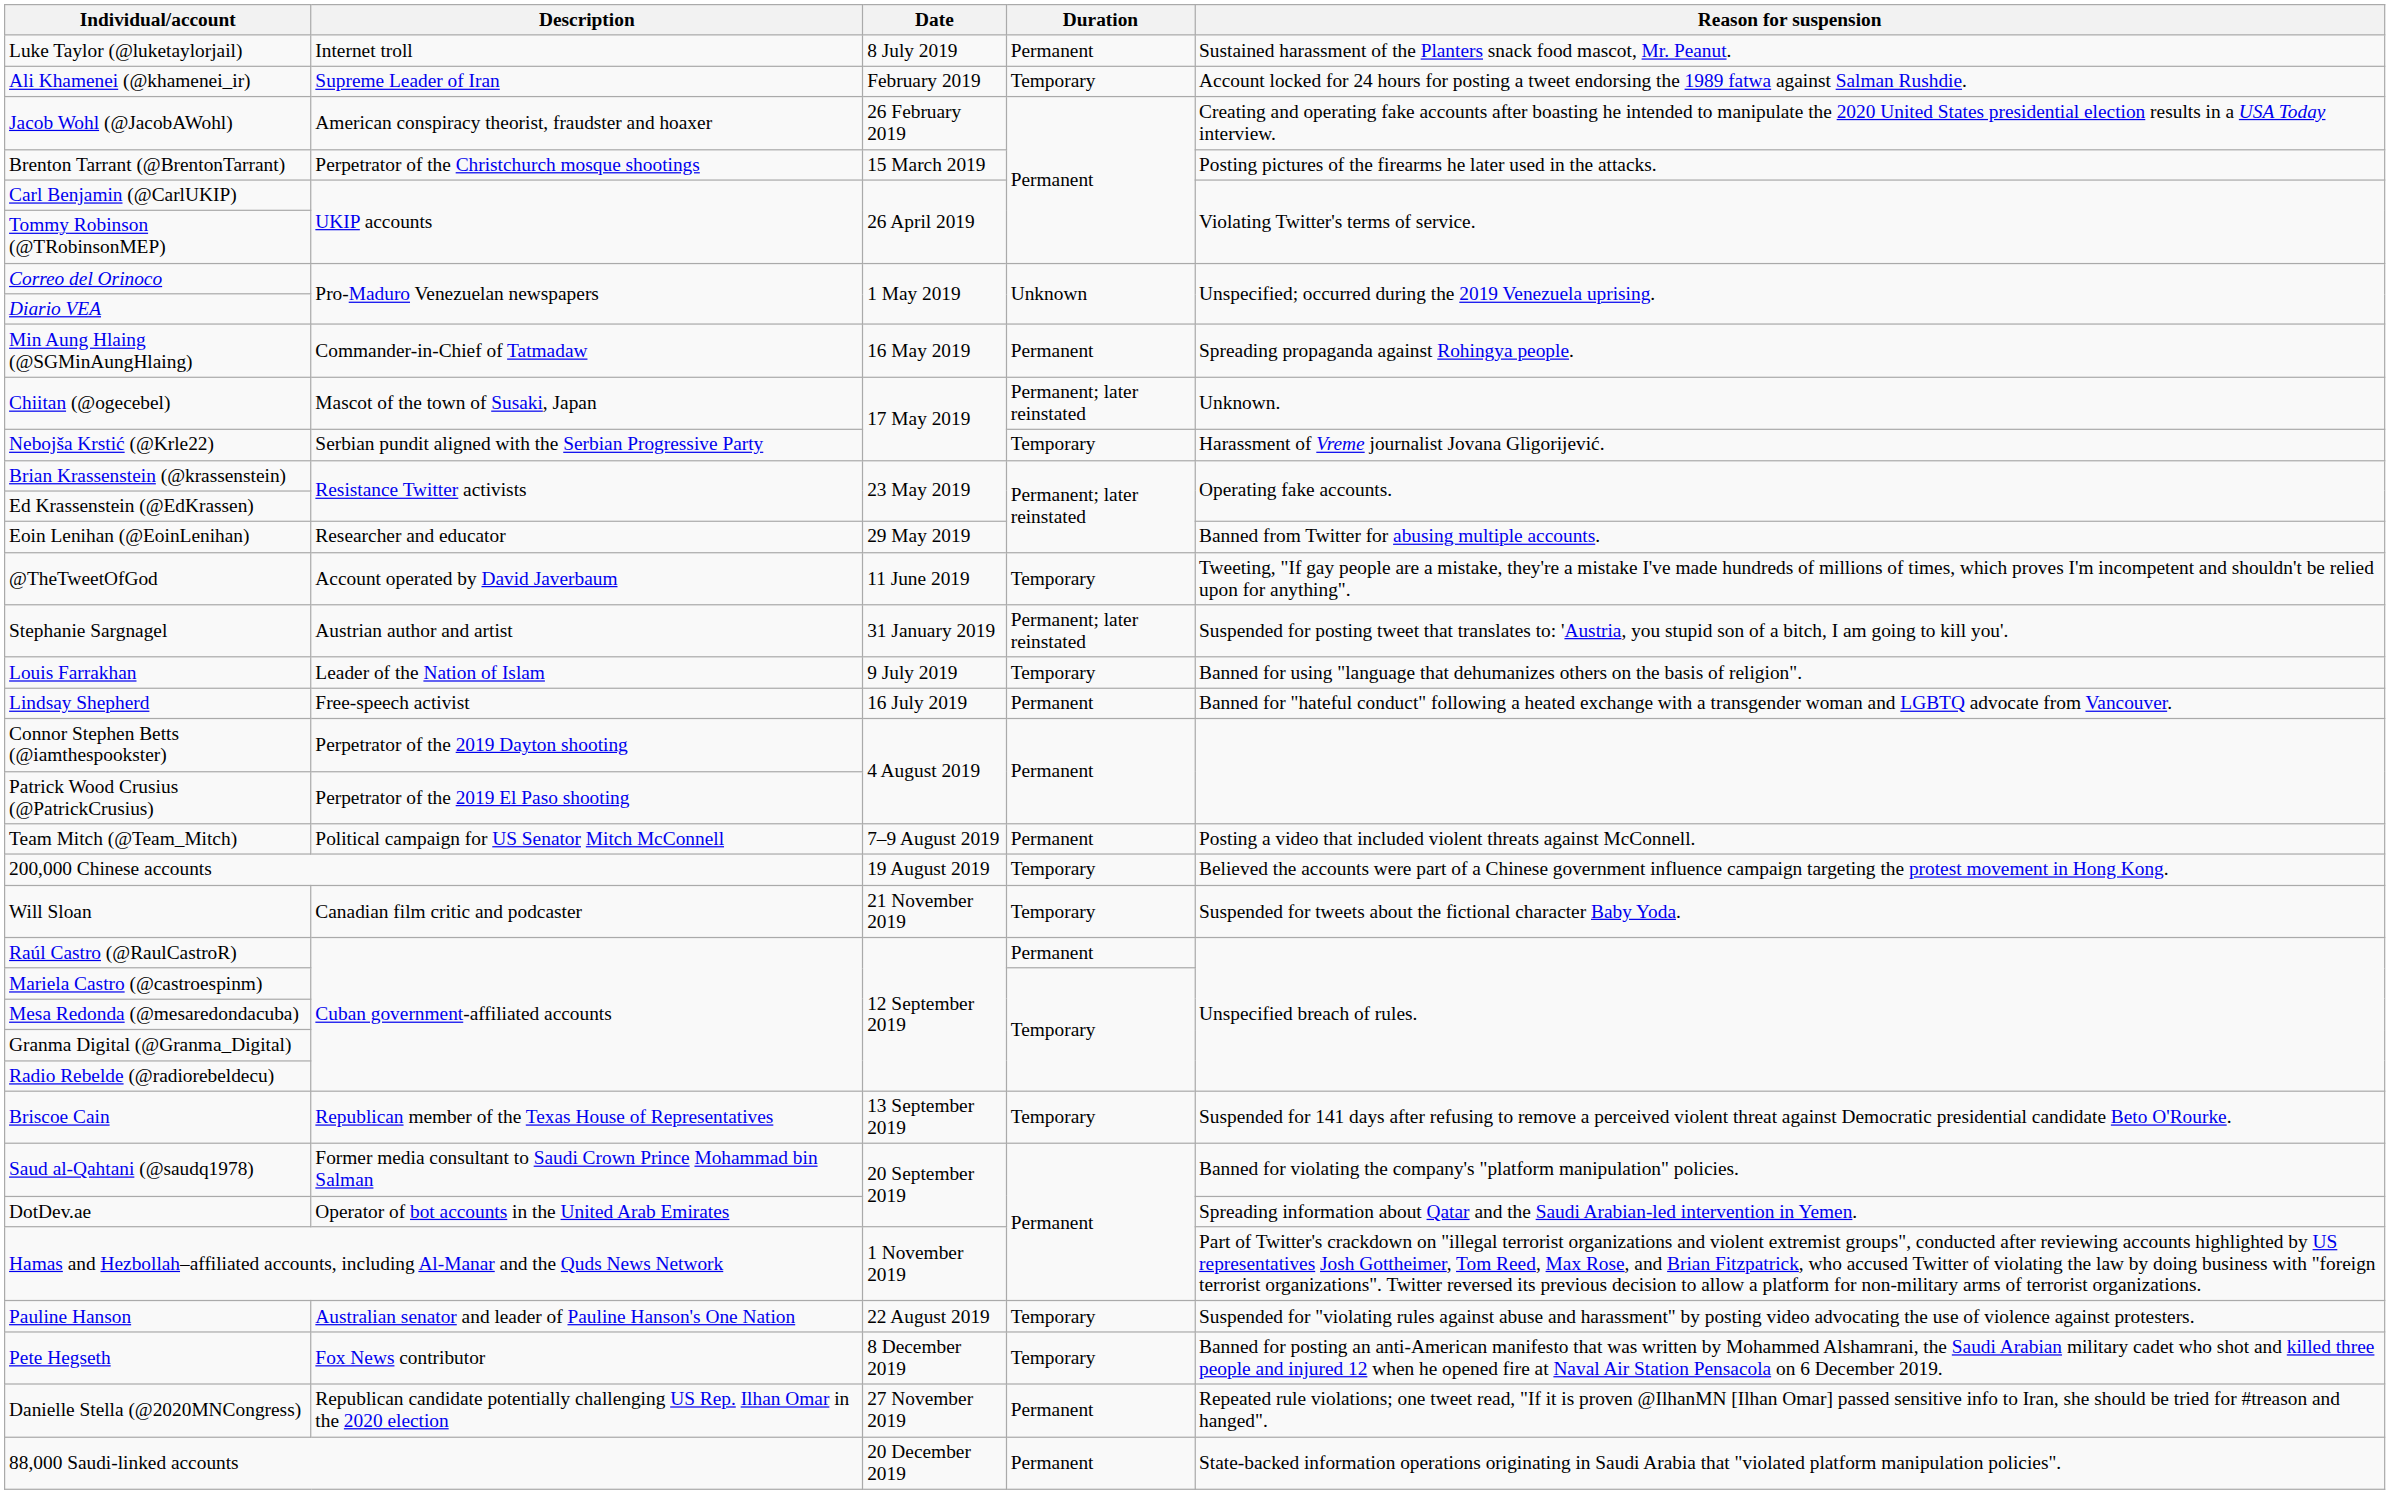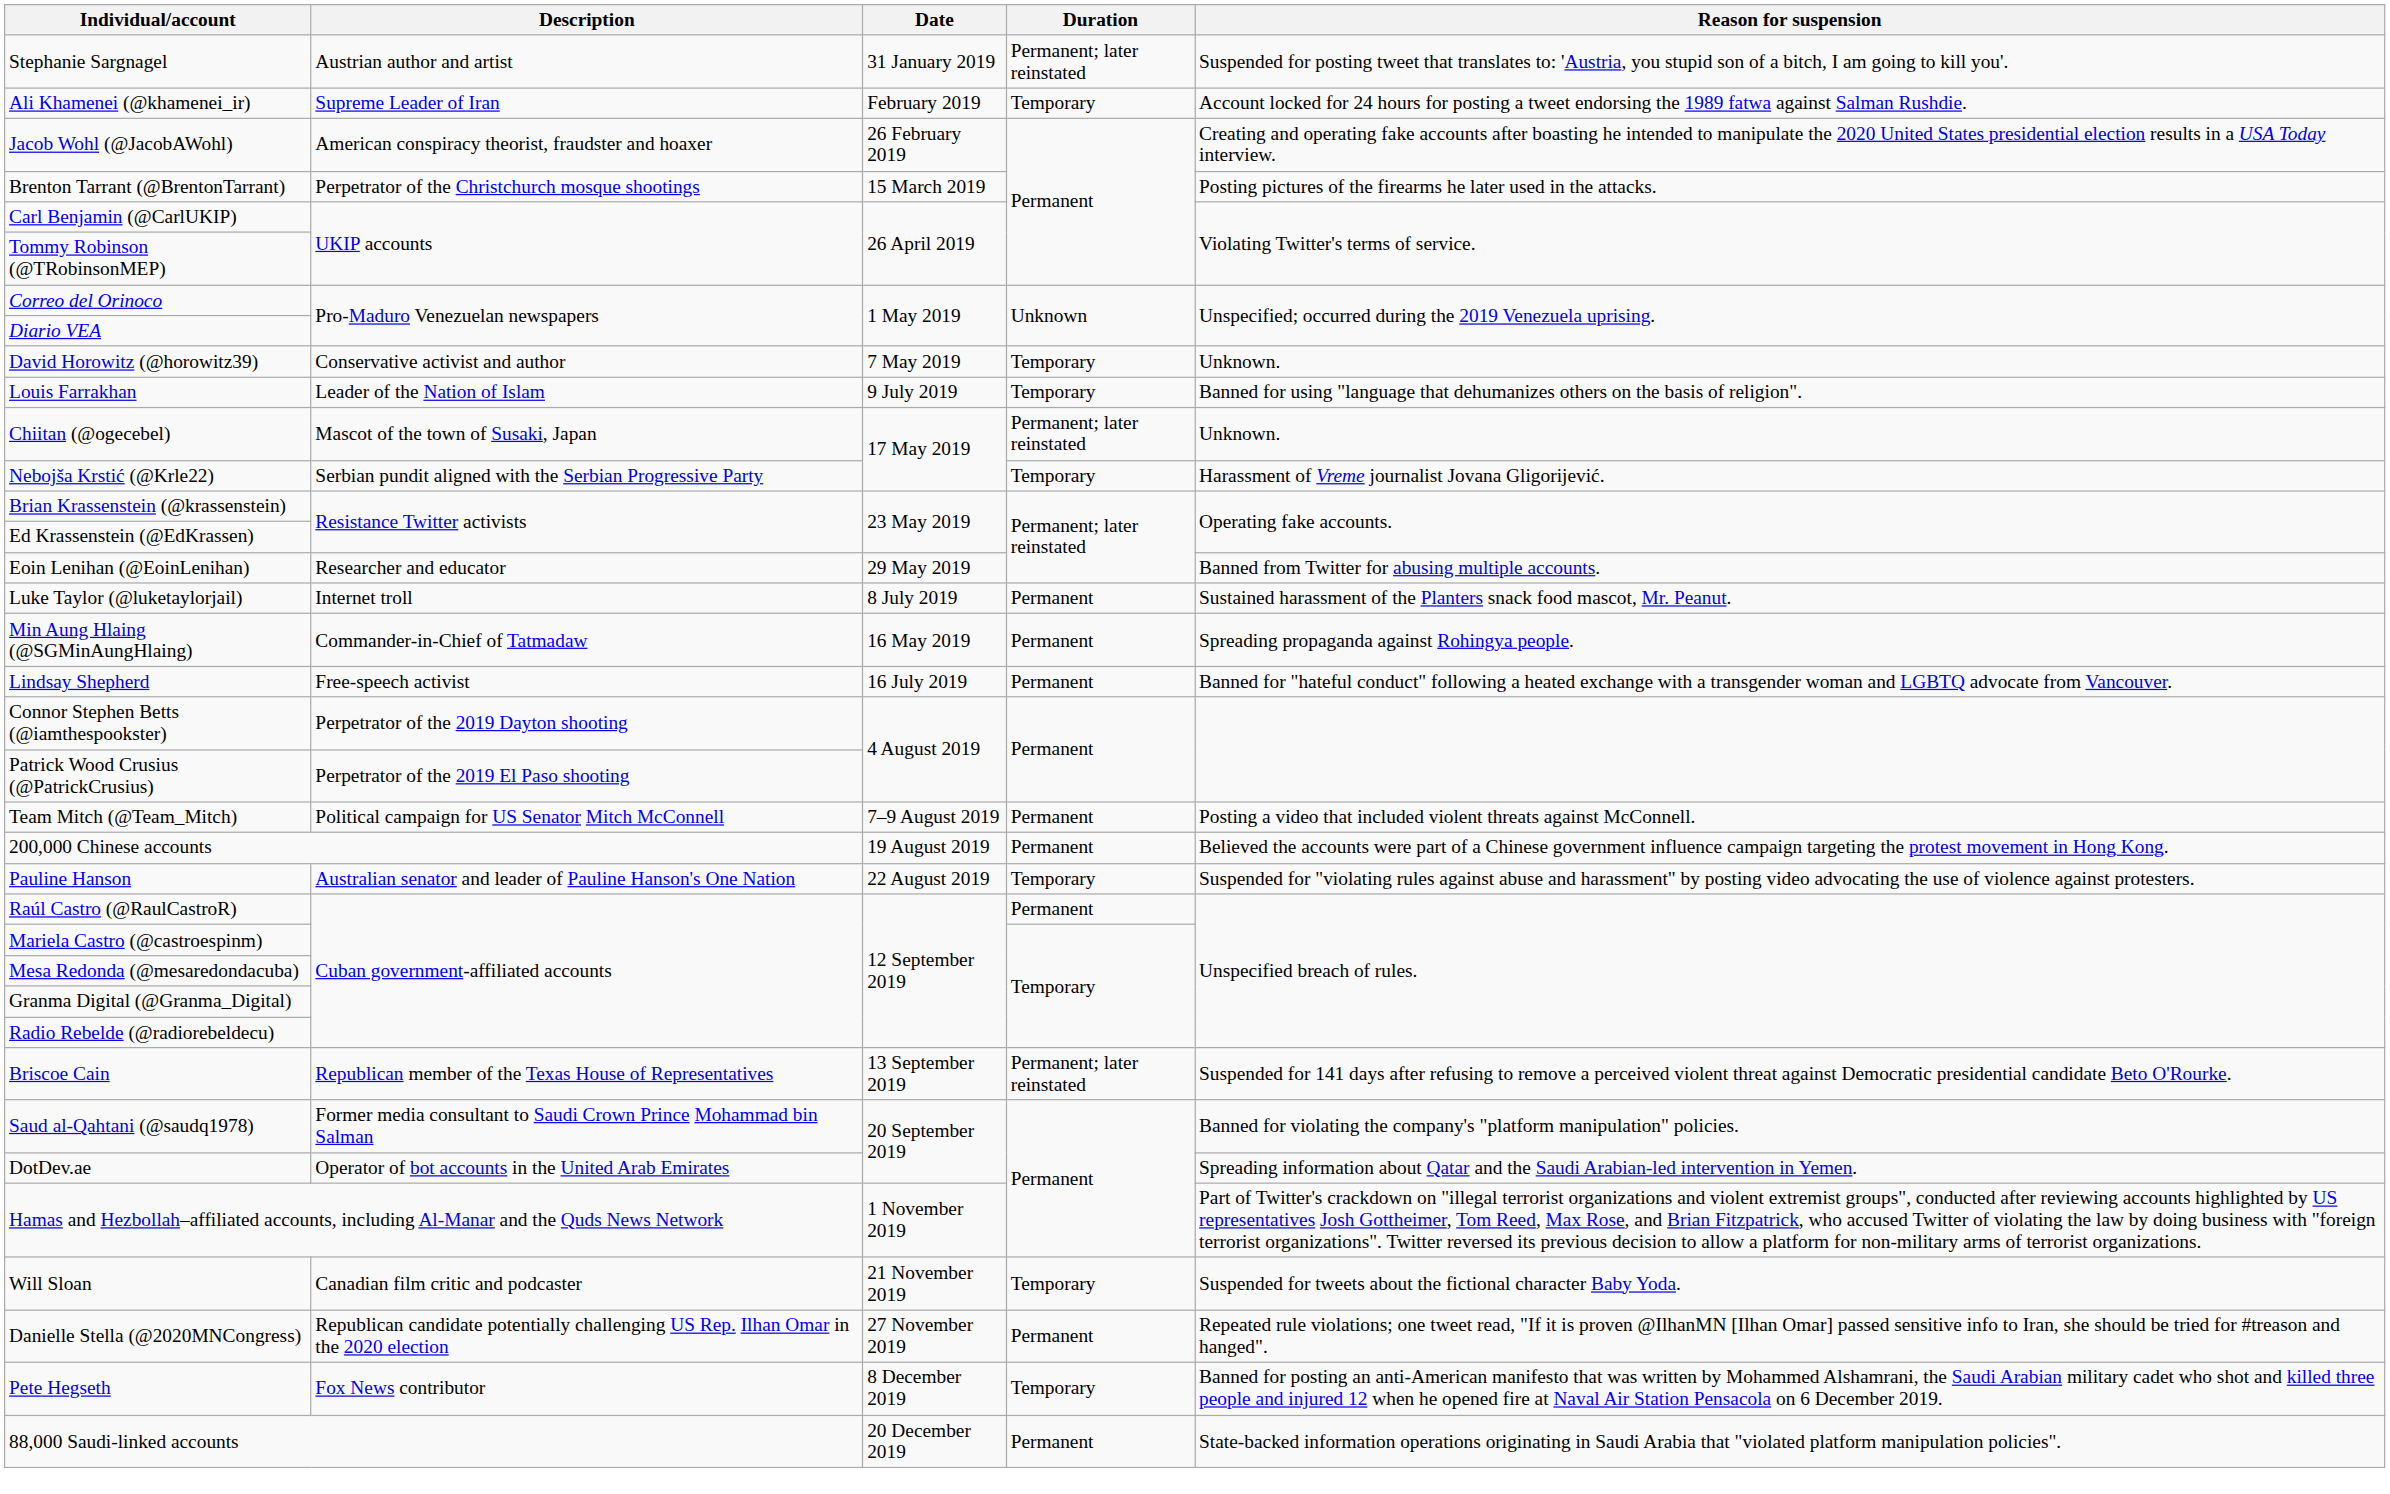rows swapped: (88, 630) <-> (126, 50)
+ row: (134, 361)
rows swapped: (101, 350) <-> (73, 672)
- row: (83, 578)
(1053, 869) Temporary -> (1052, 847) Permanent
rows swapped: (70, 1316) <-> (50, 911)
(1053, 1117) Temporary -> (1074, 1073) Permanent; later reinstated
rows swapped: (155, 1410) <-> (60, 1357)
